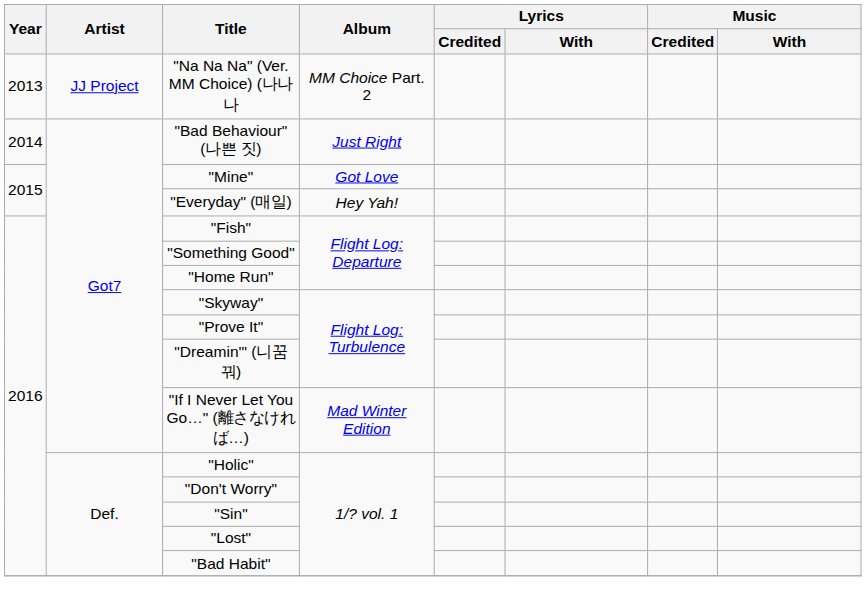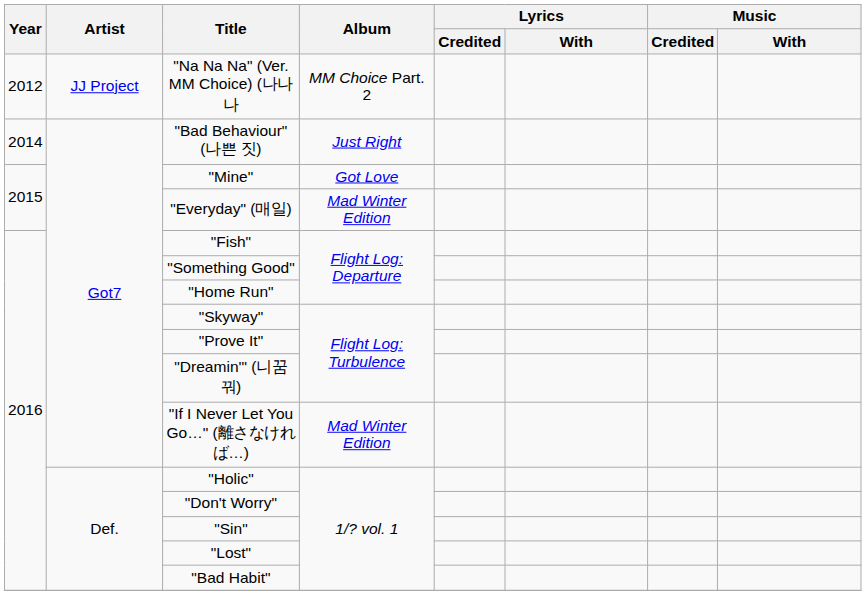(25, 86) 2013 -> (25, 86) 2012
(367, 202) Hey Yah! -> (367, 209) Mad Winter Edition
